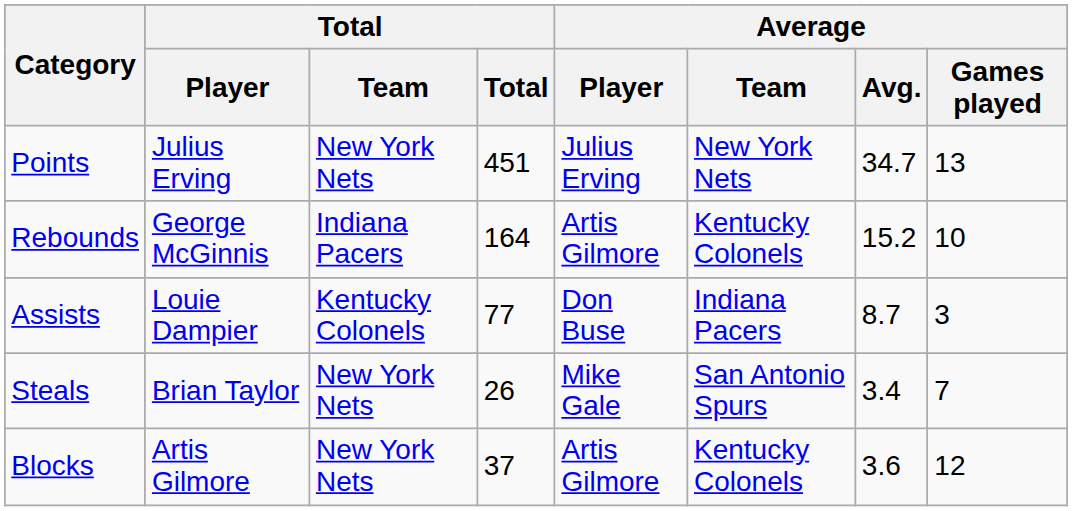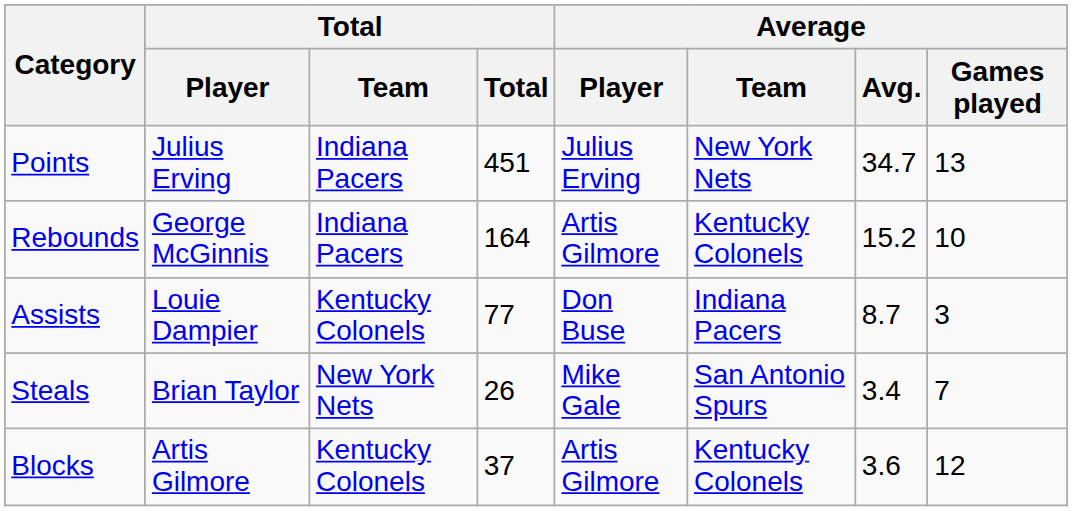(375, 162) New York Nets -> (362, 162) Indiana Pacers
(375, 466) New York Nets -> (374, 466) Kentucky Colonels
